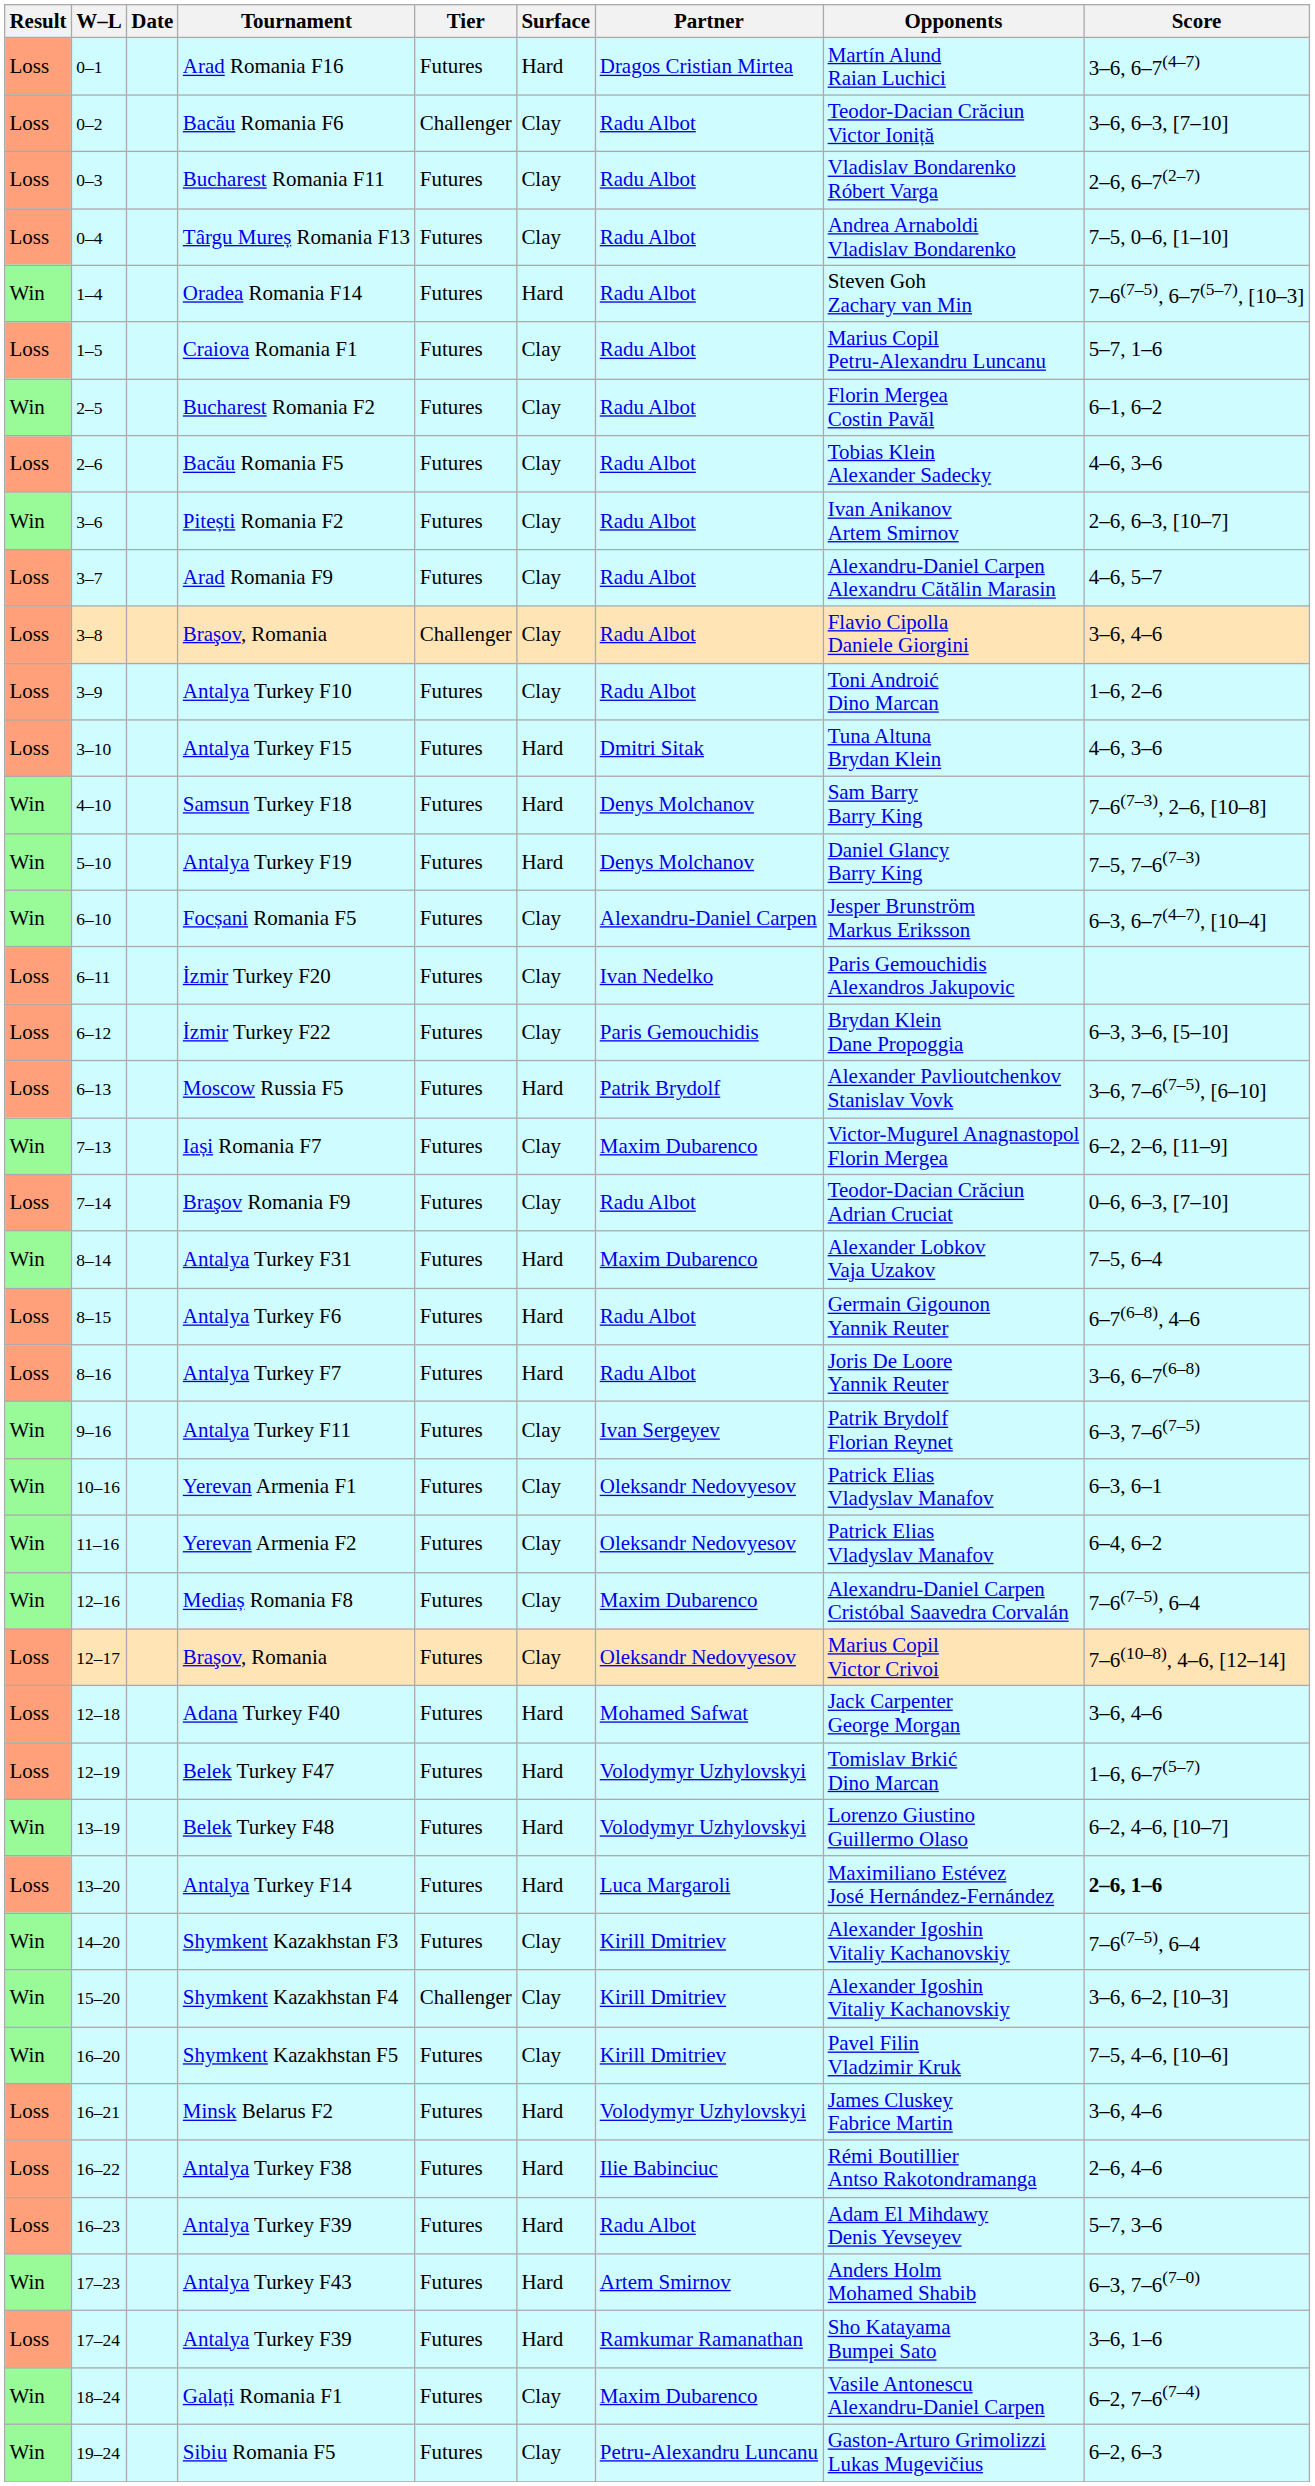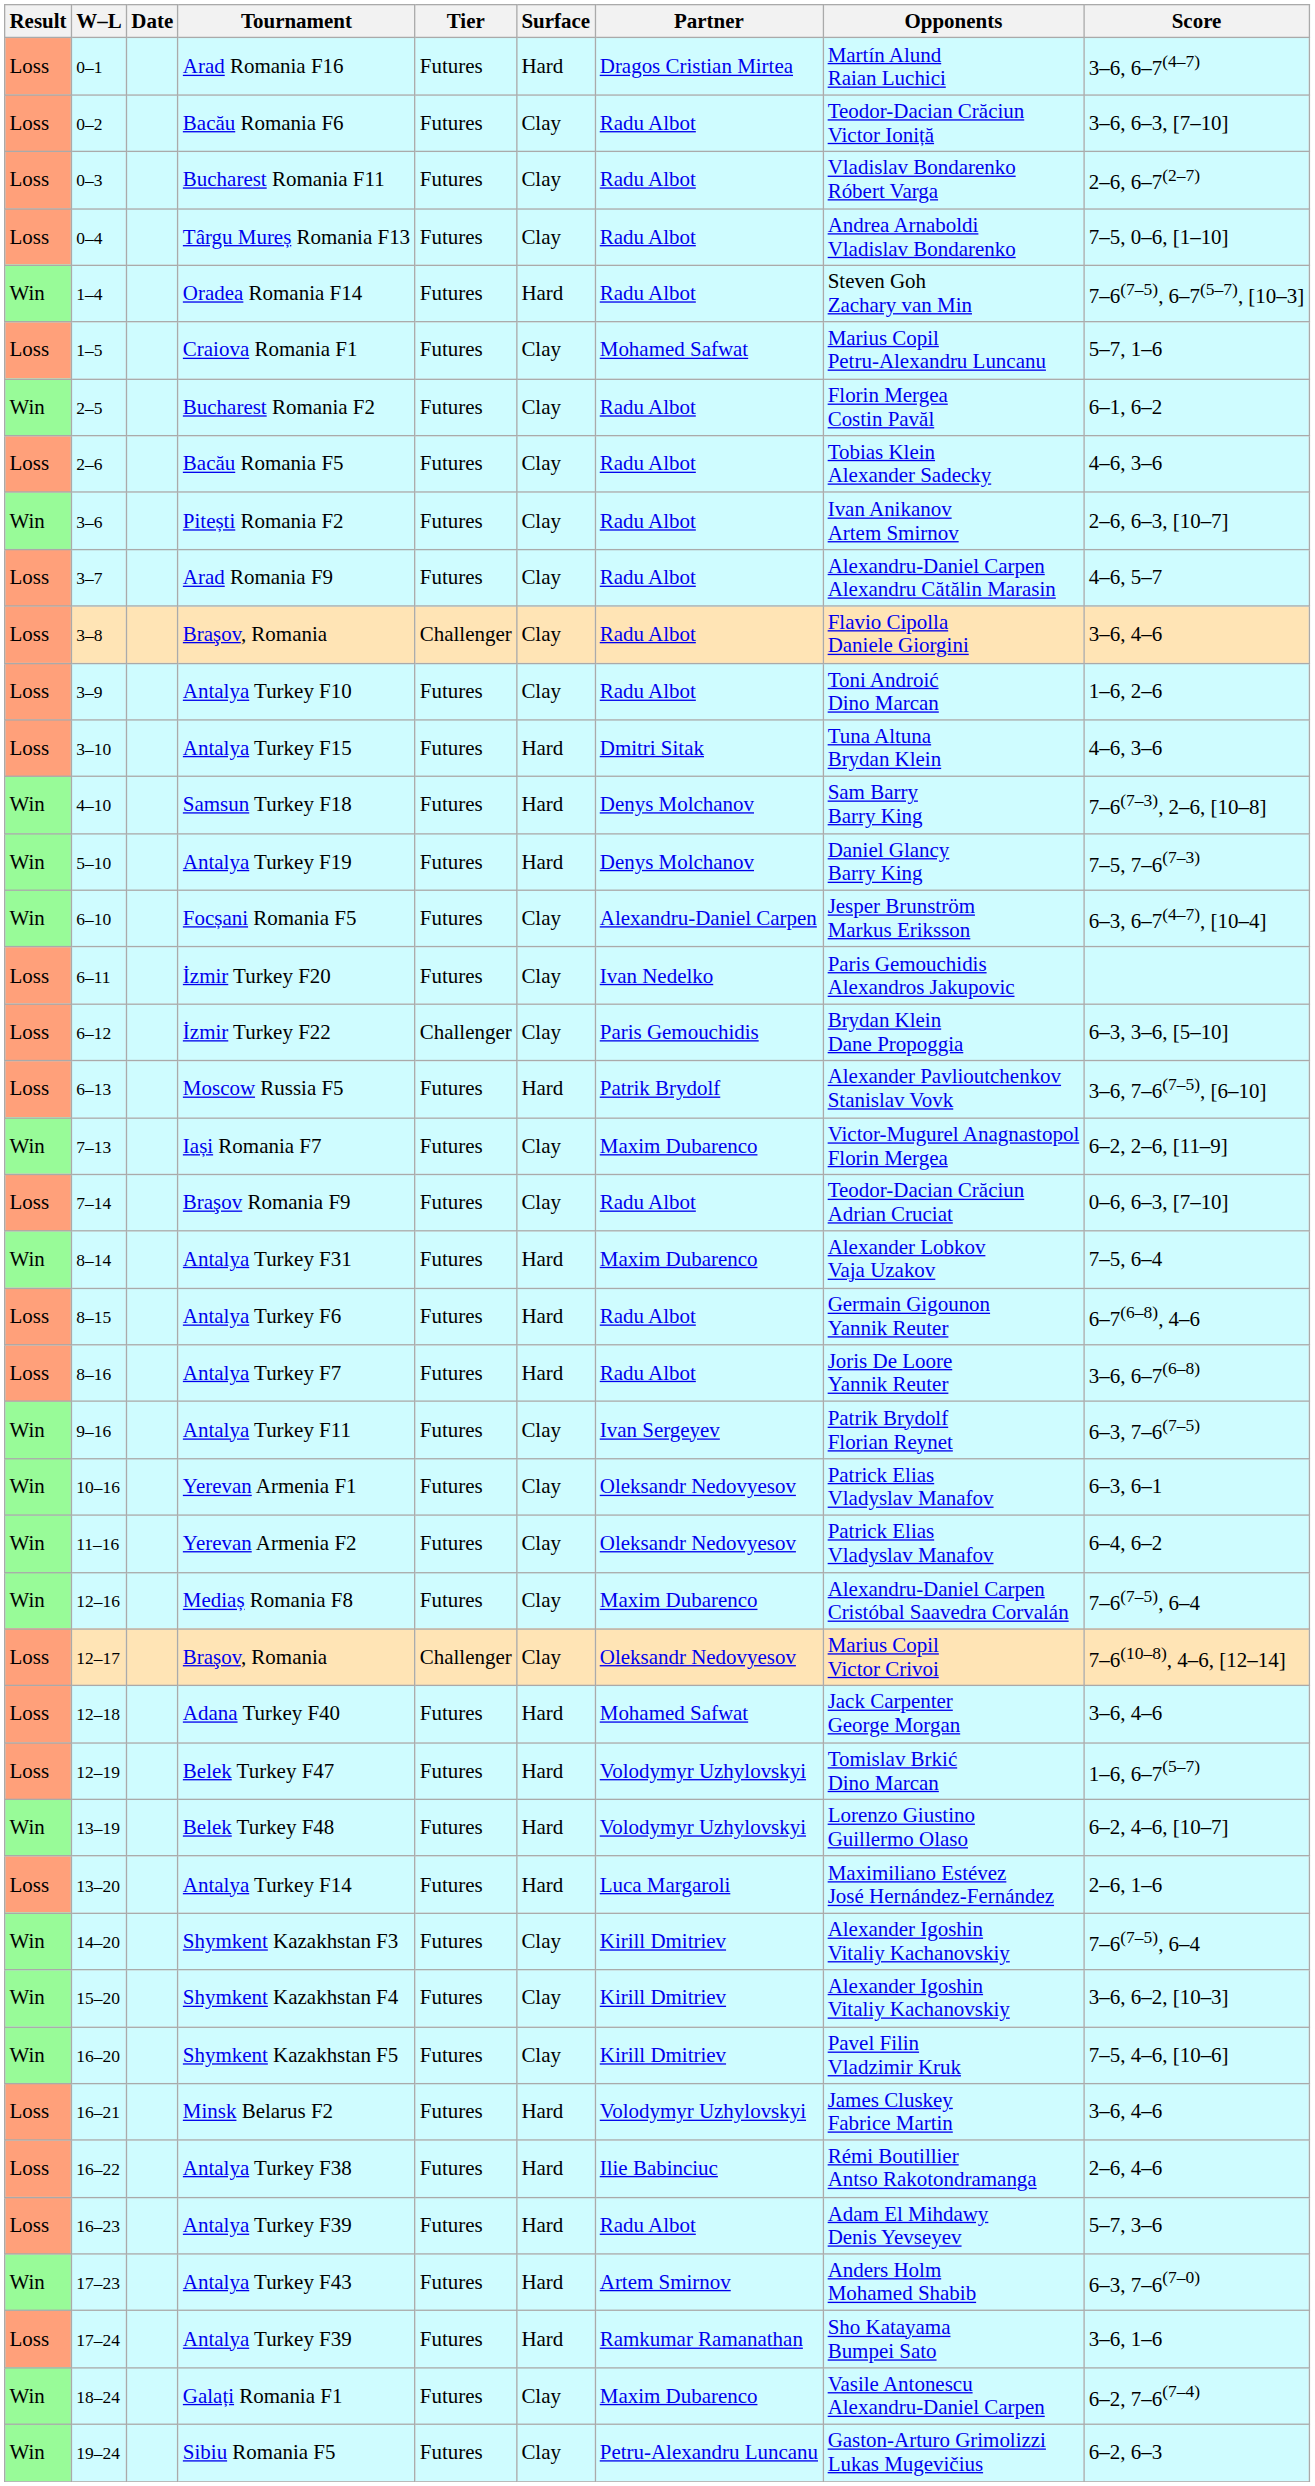(466, 122) Challenger -> (451, 122) Futures
(648, 350) Radu Albot -> (674, 350) Mohamed Safwat
(451, 1032) Futures -> (466, 1032) Challenger
(451, 1657) Futures -> (466, 1657) Challenger
(1126, 1884) bold -> (1126, 1884) normal
(466, 1998) Challenger -> (451, 1998) Futures
